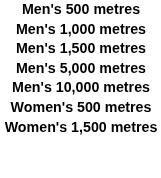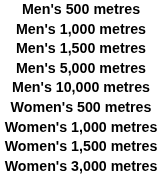+ row: (81, 127)
+ row: (81, 166)
